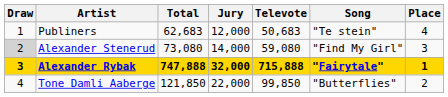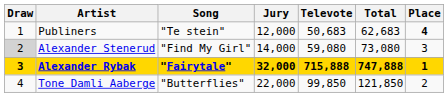columns swapped: (358, 13) <-> (183, 13)
(425, 31) normal -> (425, 31) bold
